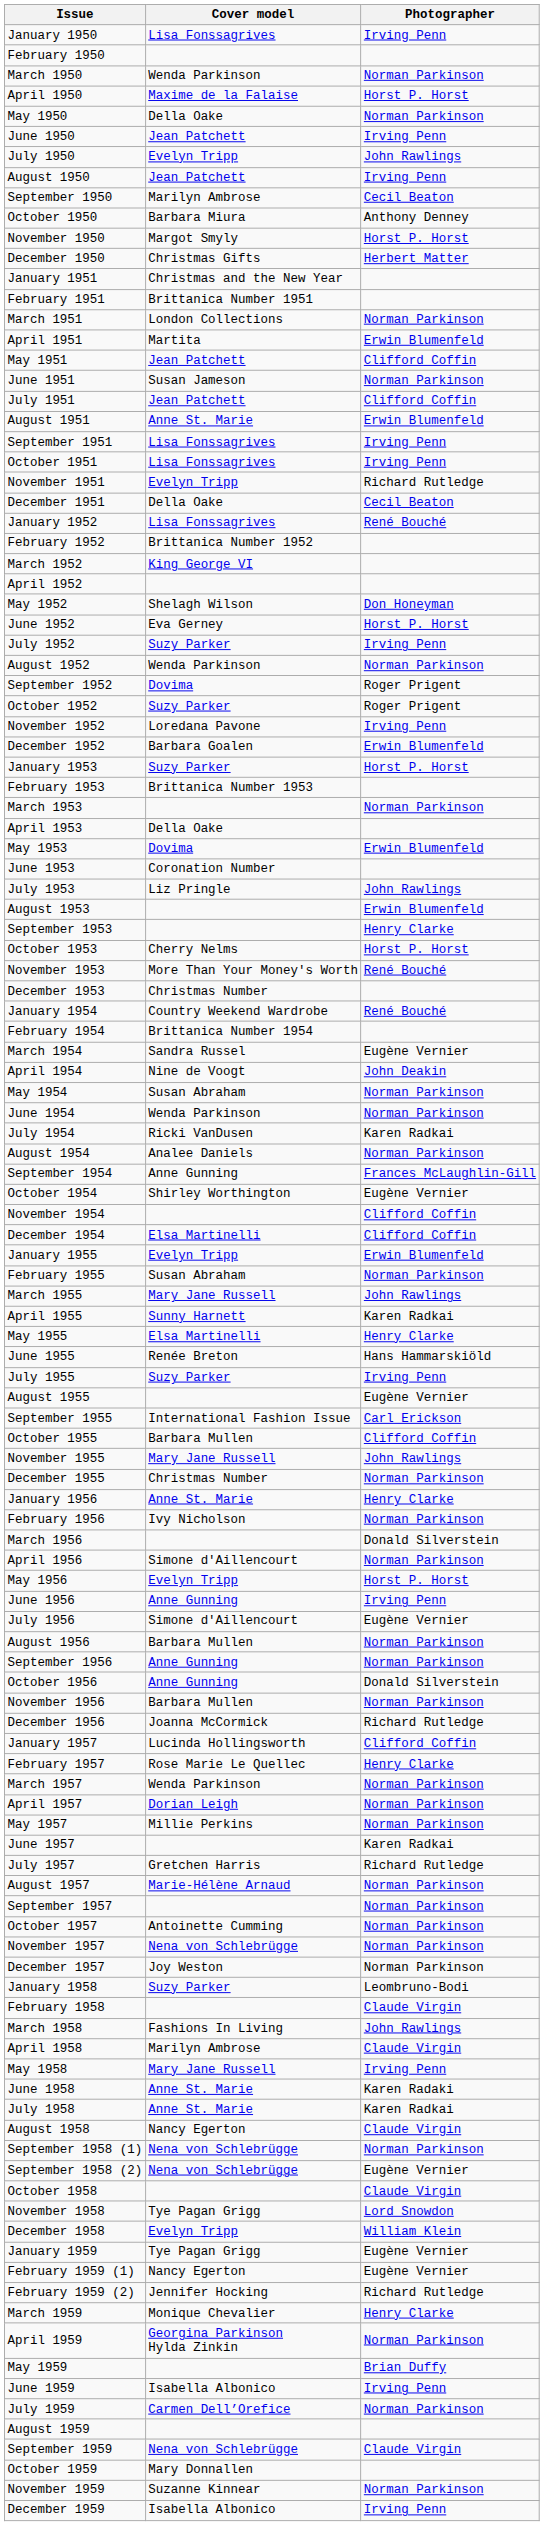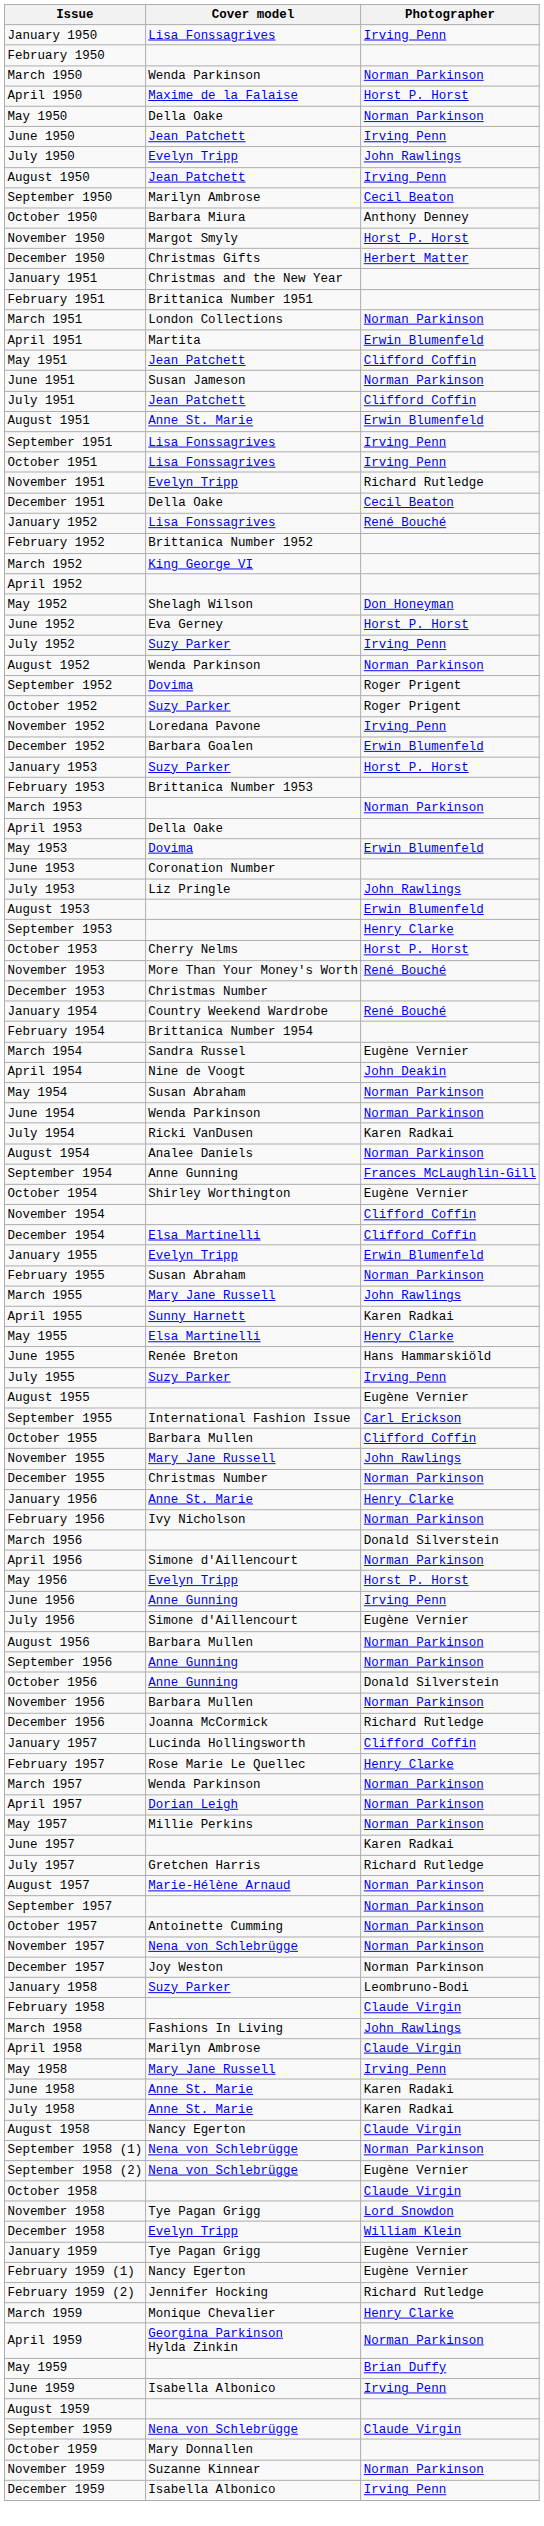- row: (41, 2409)
